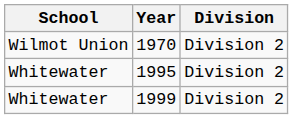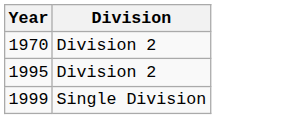- column: (69, 18)
(234, 100) Division 2 -> (131, 100) Single Division
